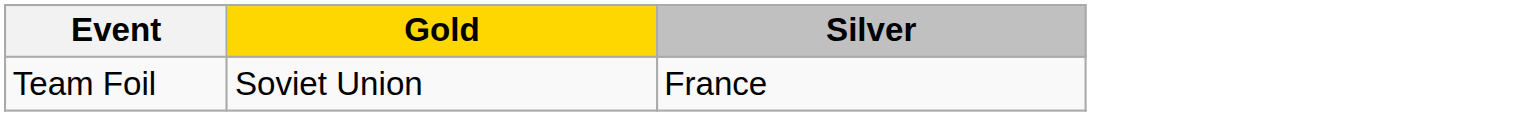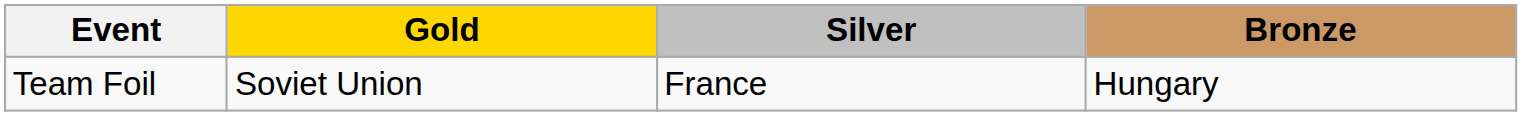+ column: (1300, 30)
